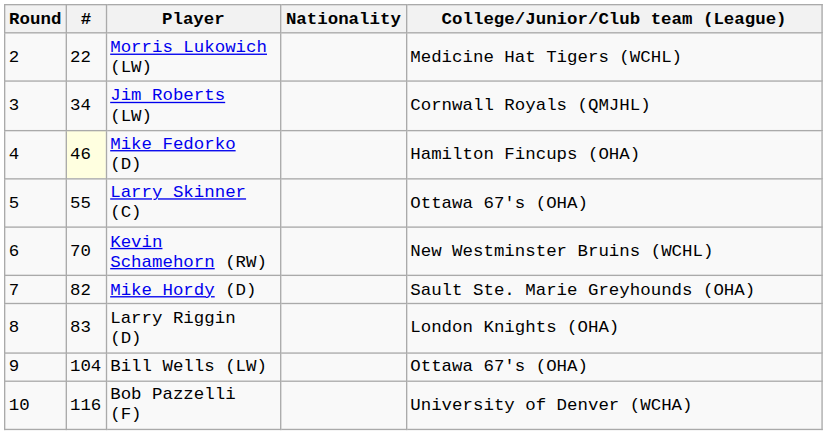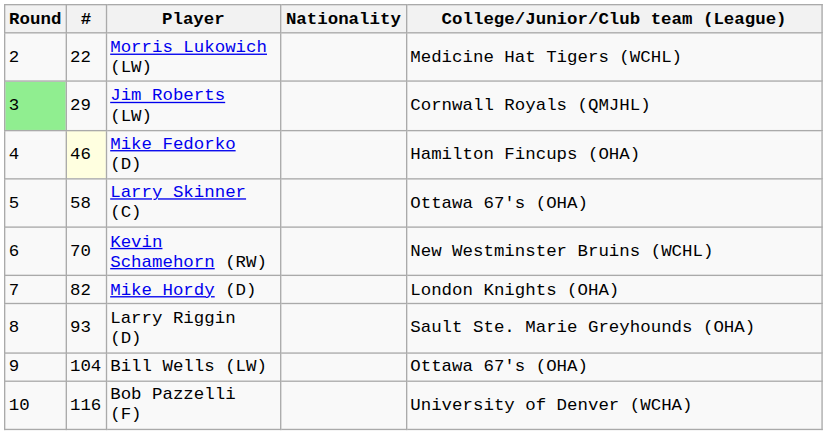(14, 106) no background -> (14, 106) lightgreen background
(80, 106) 34 -> (80, 106) 29
(80, 203) 55 -> (80, 203) 58
(583, 290) Sault Ste. Marie Greyhounds (OHA) -> (515, 290) London Knights (OHA)
(80, 328) 83 -> (80, 328) 93
(515, 328) London Knights (OHA) -> (583, 328) Sault Ste. Marie Greyhounds (OHA)
